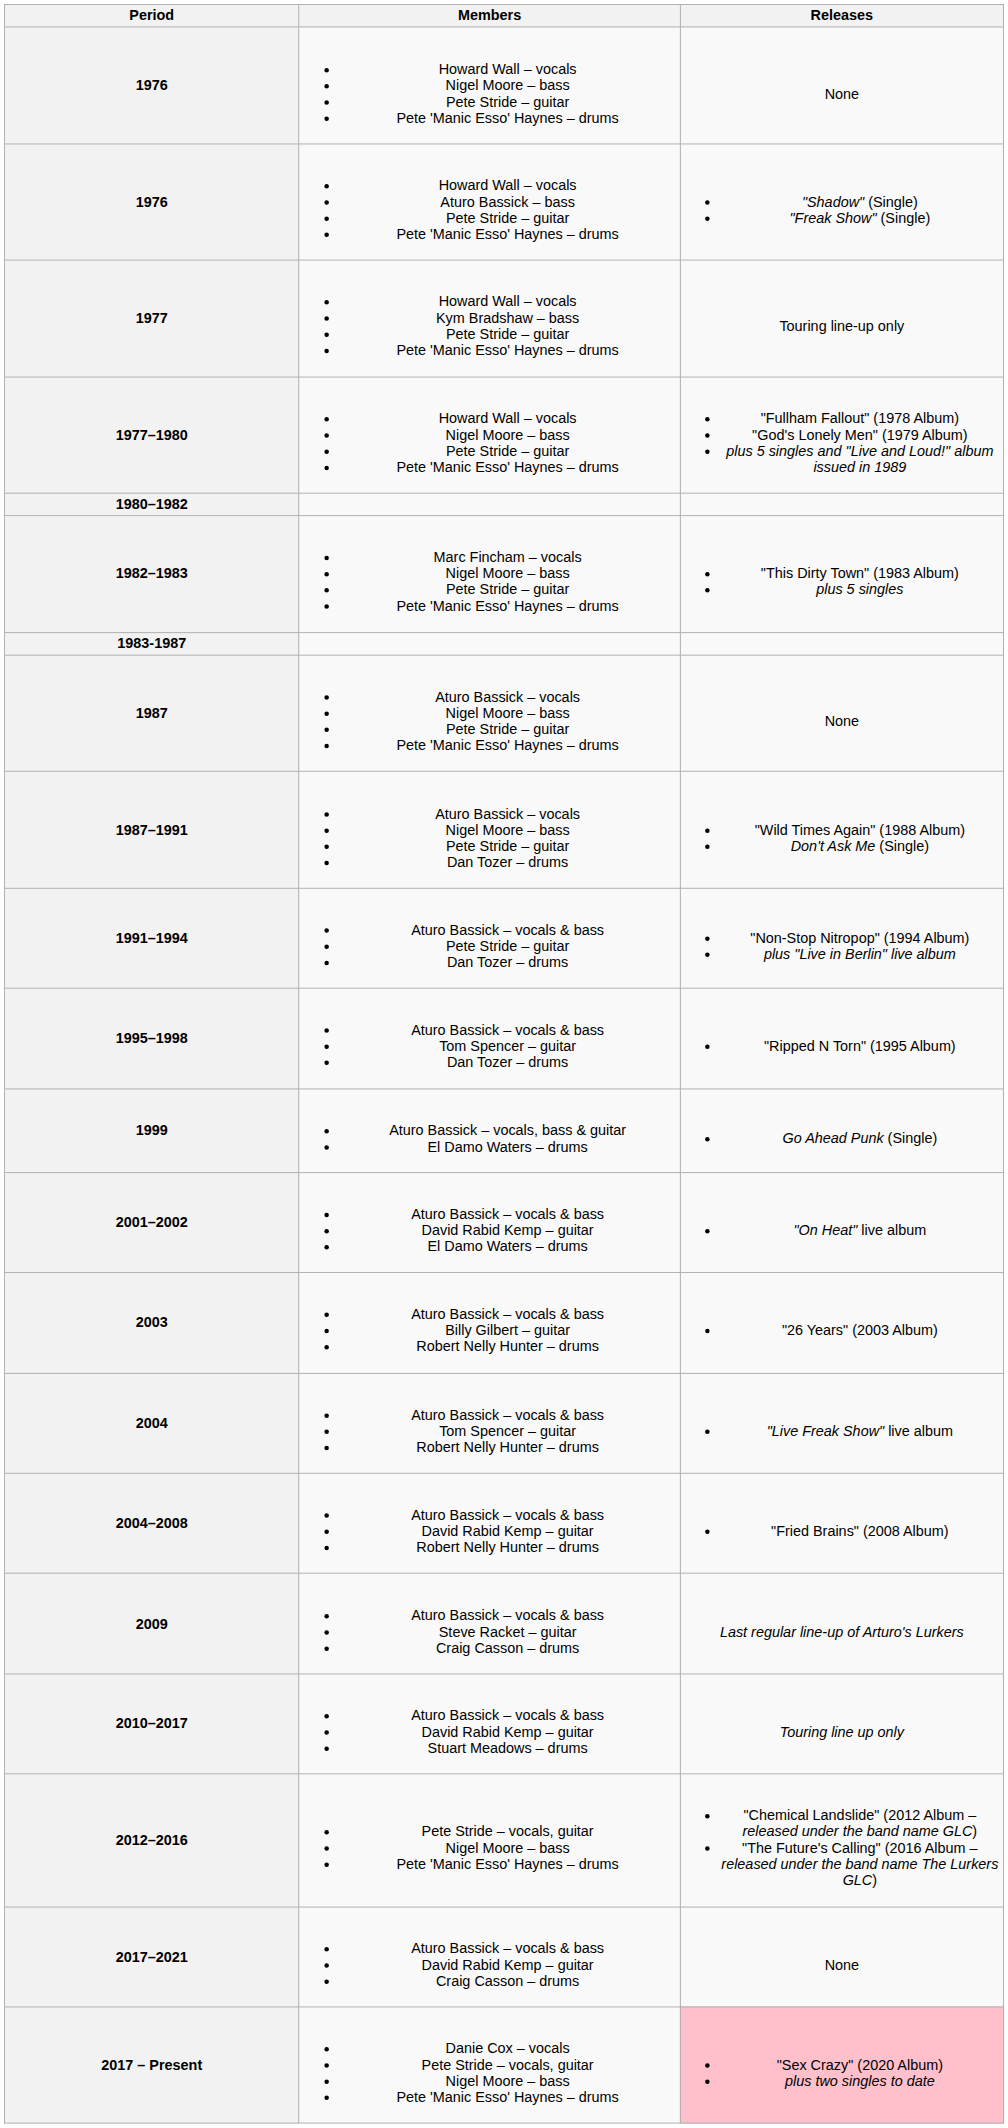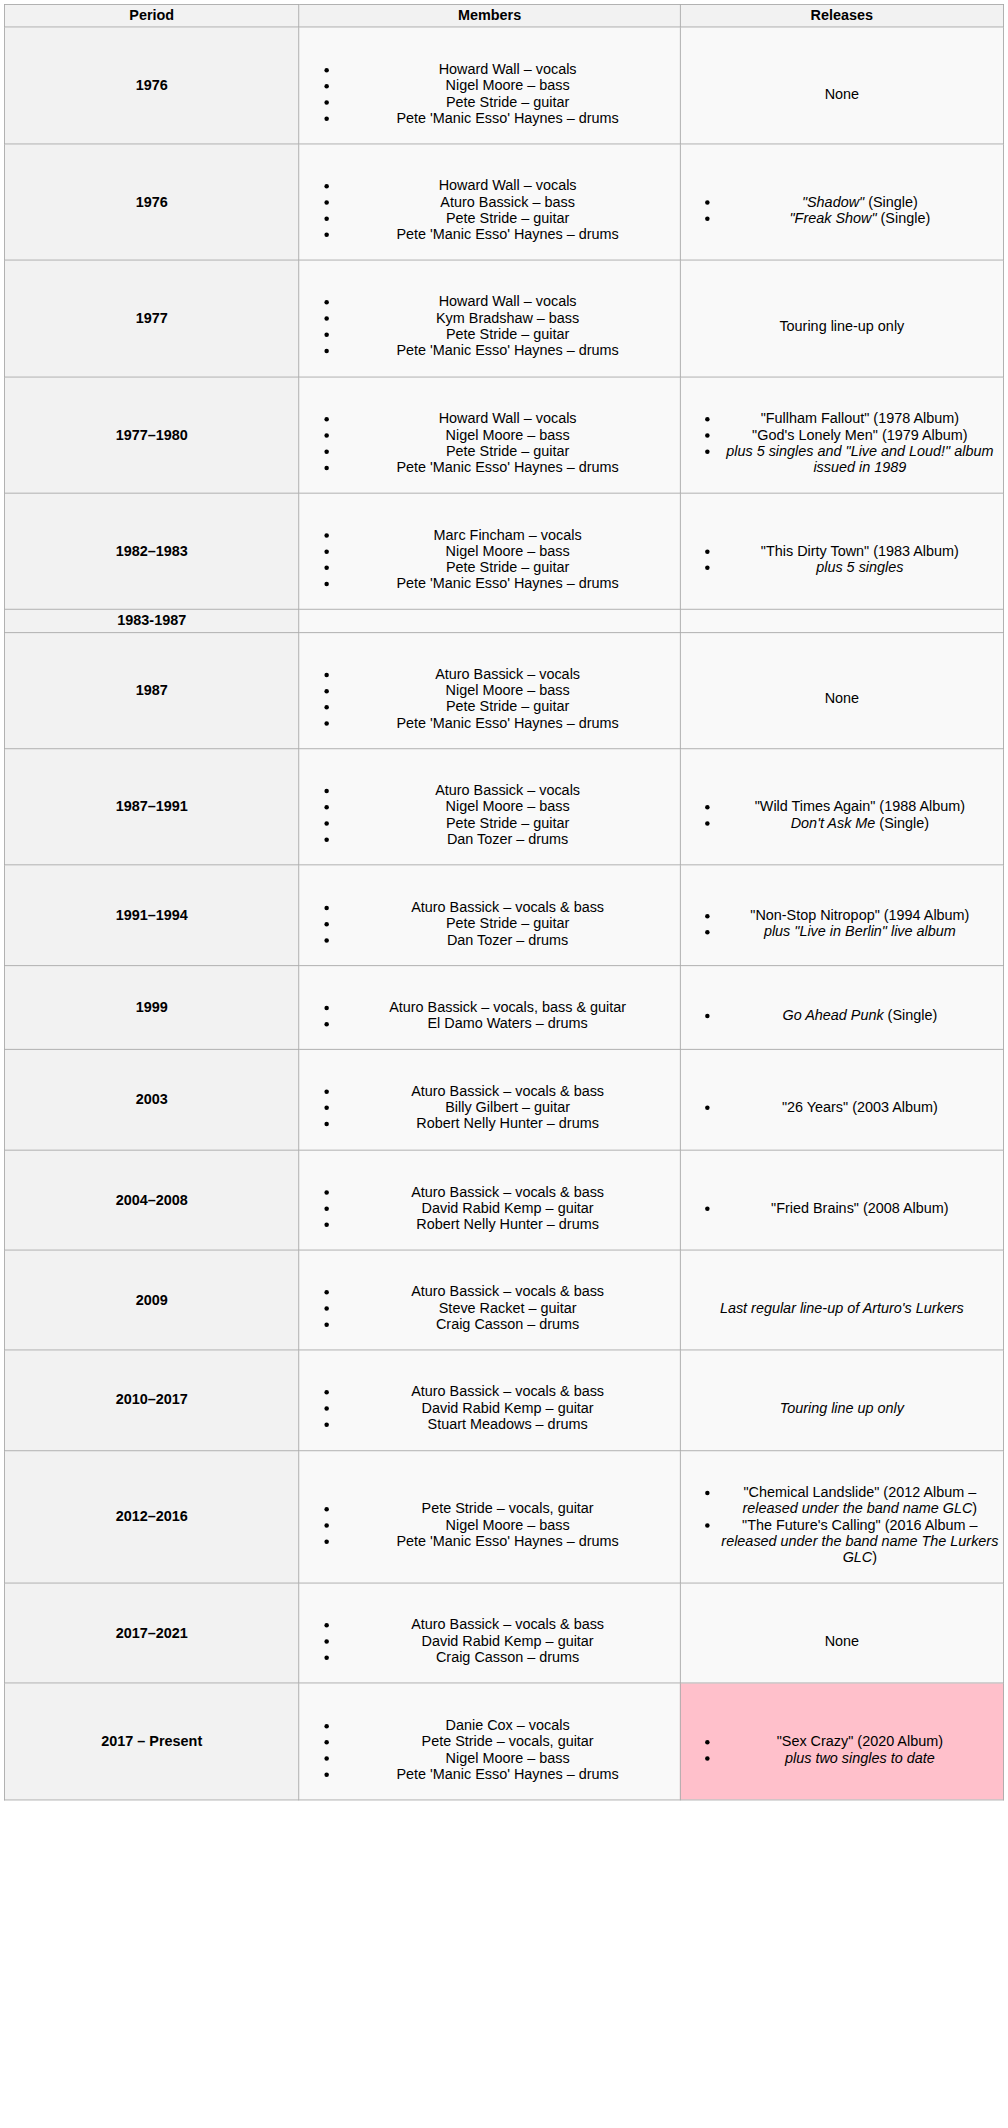- row: (152, 504)
- row: (152, 1038)
- row: (152, 1222)
- row: (152, 1423)
